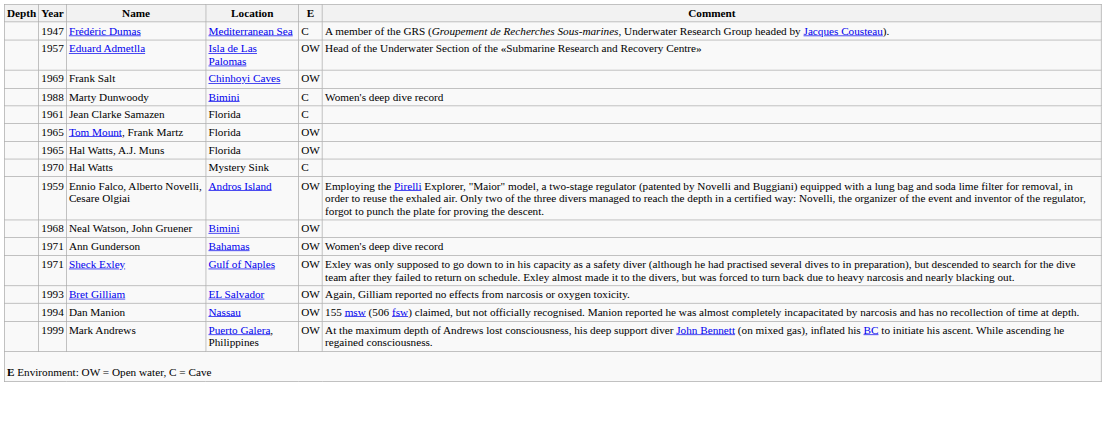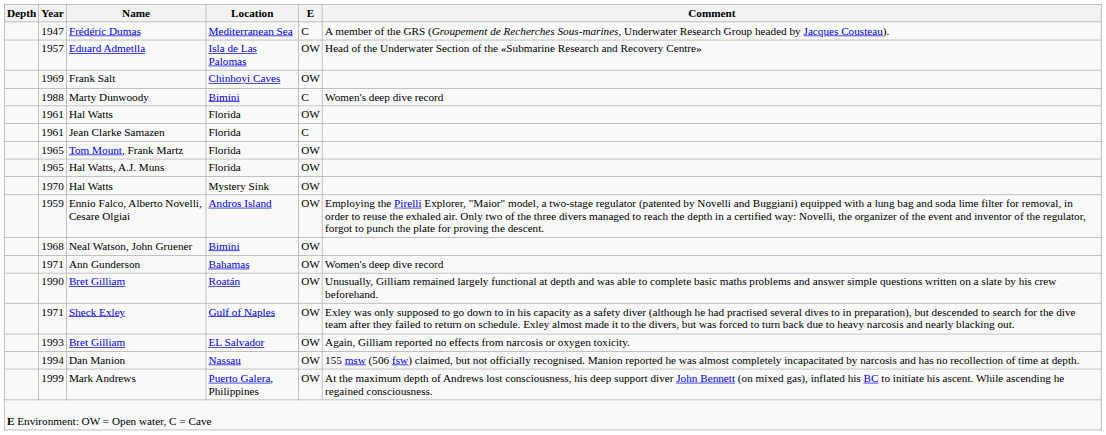+ row: (53, 114)
(305, 168) C -> (311, 185) OW
+ row: (53, 282)
